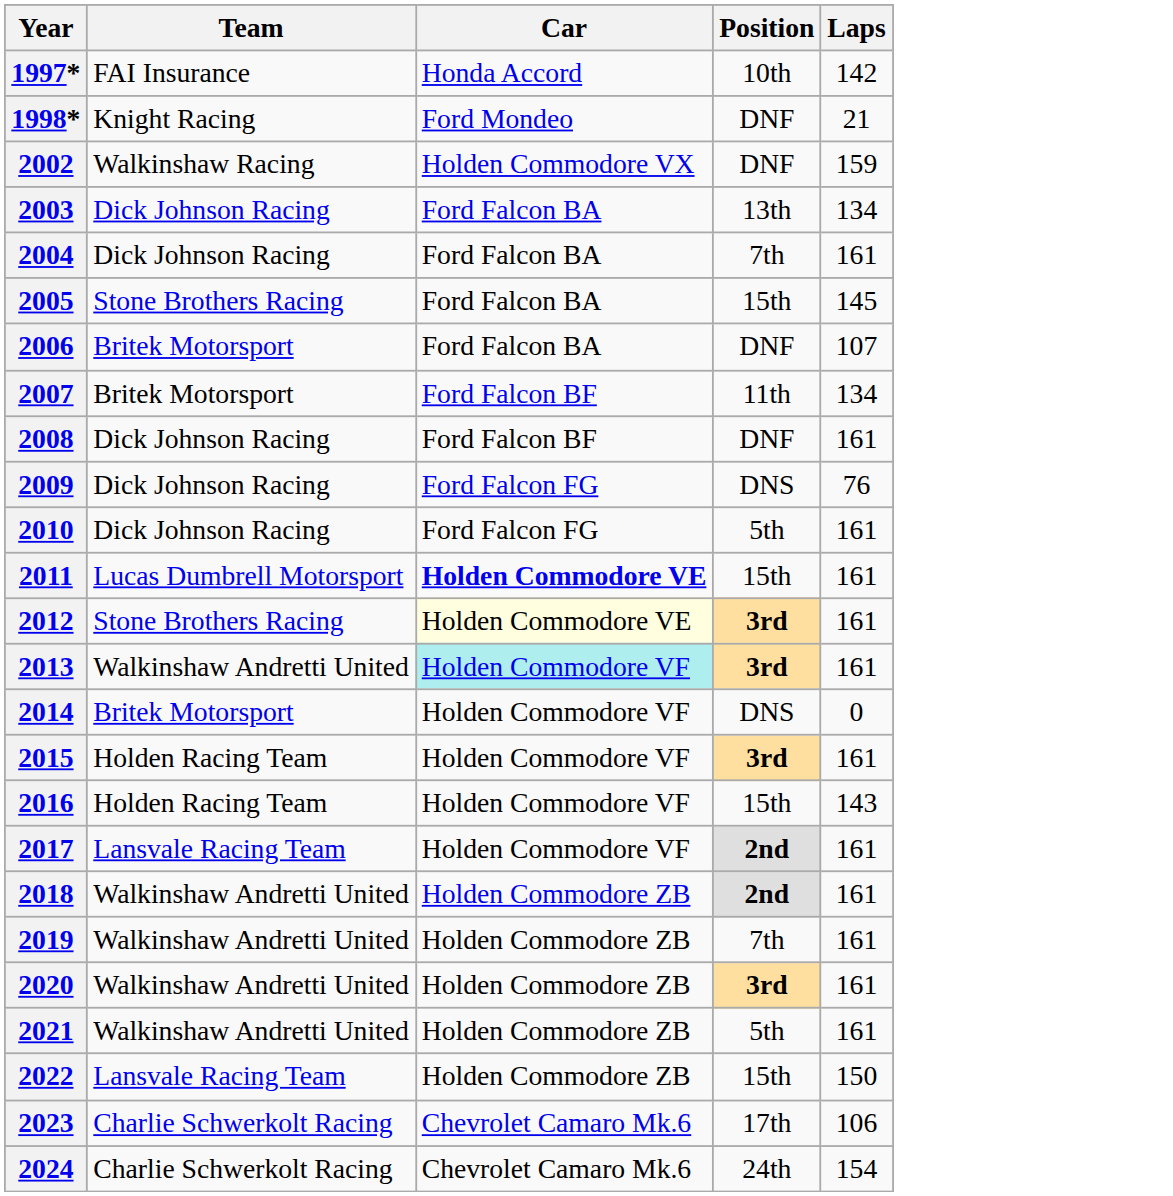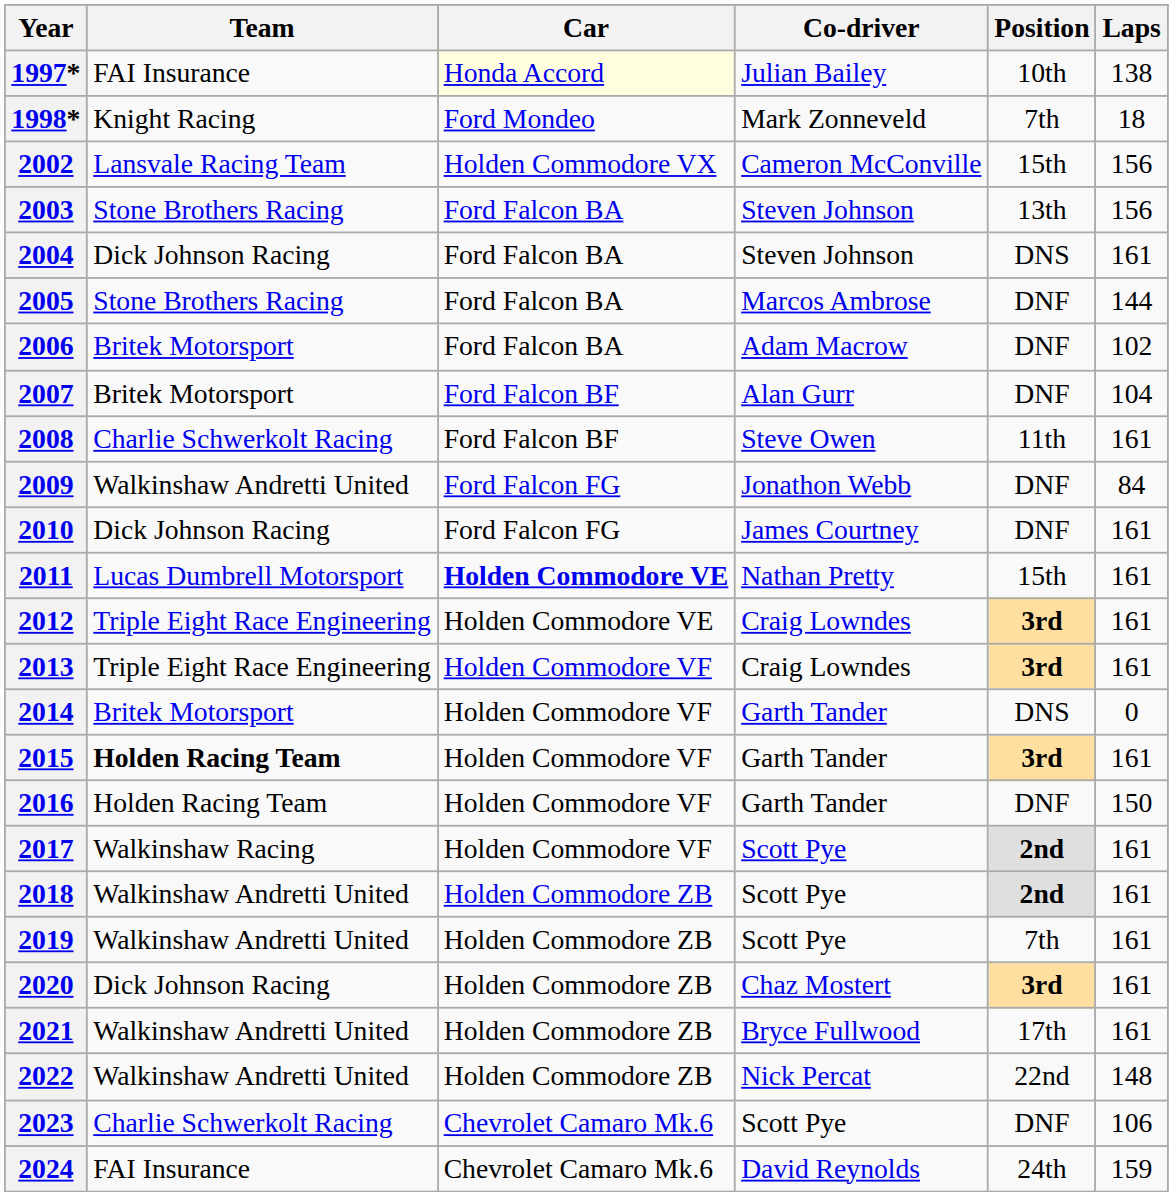+ column: (861, 27)
(502, 73) no background -> (524, 73) lightyellow background
(857, 73) 142 -> (1132, 73) 138
(767, 118) DNF -> (1042, 118) 7th
(857, 118) 21 -> (1132, 118) 18
(204, 164) Walkinshaw Racing -> (219, 164) Lansvale Racing Team
(767, 164) DNF -> (1042, 164) 15th
(857, 164) 159 -> (1132, 164) 156
(212, 209) Dick Johnson Racing -> (218, 209) Stone Brothers Racing
(857, 209) 134 -> (1132, 209) 156
(767, 255) 7th -> (1042, 255) DNS
(767, 301) 15th -> (1042, 301) DNF
(857, 301) 145 -> (1132, 301) 144
(857, 346) 107 -> (1132, 346) 102
(767, 392) 11th -> (1042, 392) DNF
(857, 392) 134 -> (1132, 392) 104
(212, 438) Dick Johnson Racing -> (243, 438) Charlie Schwerkolt Racing
(767, 438) DNF -> (1042, 438) 11th
(212, 483) Dick Johnson Racing -> (251, 483) Walkinshaw Andretti United
(767, 483) DNS -> (1042, 483) DNF
(857, 483) 76 -> (1132, 483) 84
(767, 529) 5th -> (1042, 529) DNF
(218, 620) Stone Brothers Racing -> (262, 620) Triple Eight Race Engineering
(557, 620) lightyellow background -> (579, 620) no background
(251, 666) Walkinshaw Andretti United -> (262, 666) Triple Eight Race Engineering
(556, 666) paleturquoise background -> (578, 666) no background
(210, 757) normal -> (217, 757) bold
(767, 802) 15th -> (1042, 802) DNF
(857, 802) 143 -> (1132, 802) 150
(219, 848) Lansvale Racing Team -> (204, 848) Walkinshaw Racing
(251, 985) Walkinshaw Andretti United -> (212, 985) Dick Johnson Racing
(767, 1030) 5th -> (1042, 1030) 17th
(219, 1076) Lansvale Racing Team -> (251, 1076) Walkinshaw Andretti United
(767, 1076) 15th -> (1042, 1076) 22nd
(857, 1076) 150 -> (1132, 1076) 148
(767, 1122) 17th -> (1042, 1122) DNF
(243, 1167) Charlie Schwerkolt Racing -> (172, 1167) FAI Insurance
(857, 1167) 154 -> (1132, 1167) 159
